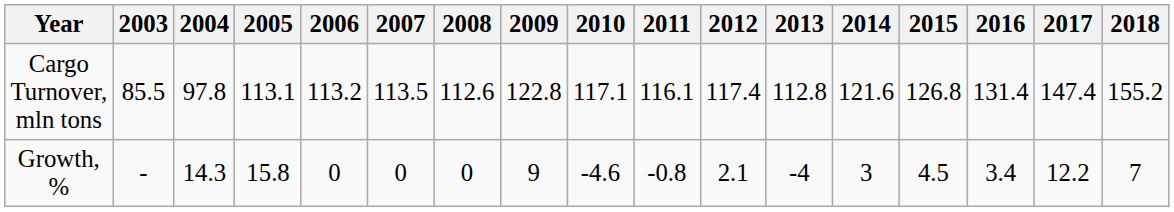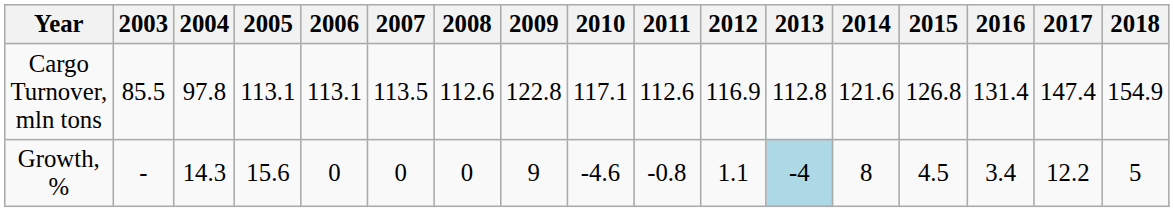(334, 91) 113.2 -> (334, 91) 113.1
(667, 91) 116.1 -> (667, 91) 112.6
(733, 91) 117.4 -> (733, 91) 116.9
(1135, 91) 155.2 -> (1135, 91) 154.9
(268, 172) 15.8 -> (268, 172) 15.6
(733, 172) 2.1 -> (733, 172) 1.1
(799, 172) no background -> (799, 172) lightblue background
(866, 172) 3 -> (866, 172) 8
(1135, 172) 7 -> (1135, 172) 5
